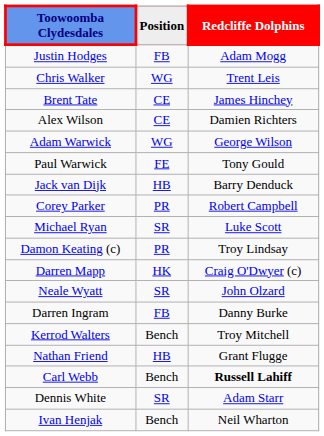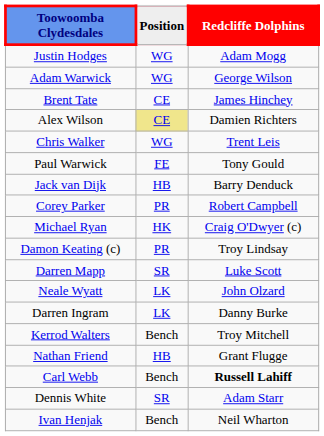(162, 55) FB -> (162, 55) WG
rows swapped: (70, 141) <-> (70, 77)
(162, 120) no background -> (162, 120) khaki background
(162, 227) SR -> (162, 227) HK
(253, 227) Luke Scott -> (253, 227) Craig O'Dwyer (c)
(162, 270) HK -> (162, 270) SR
(253, 270) Craig O'Dwyer (c) -> (253, 270) Luke Scott
(162, 291) SR -> (162, 291) LK
(162, 312) FB -> (162, 312) LK
